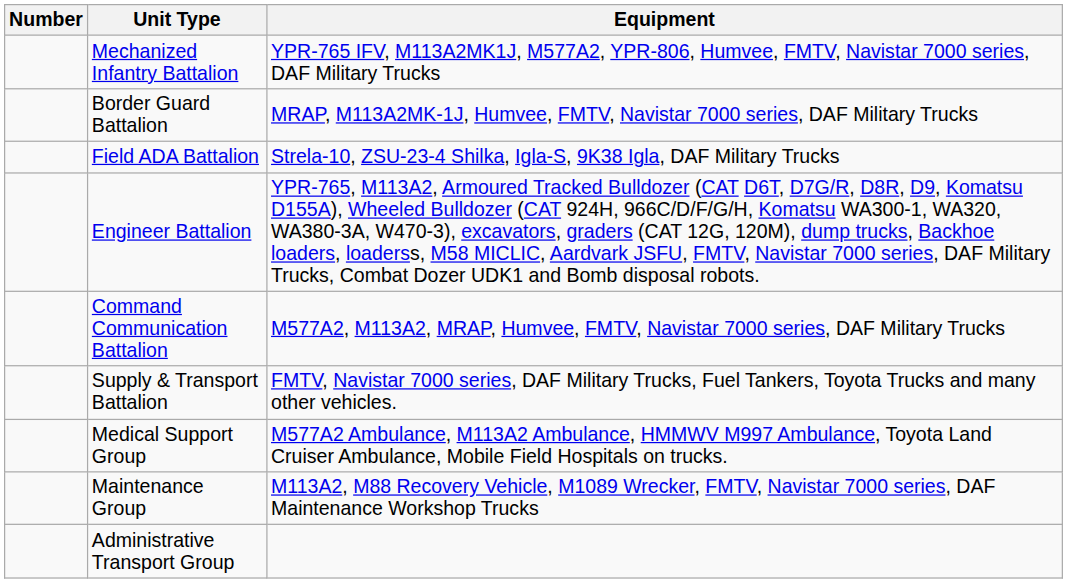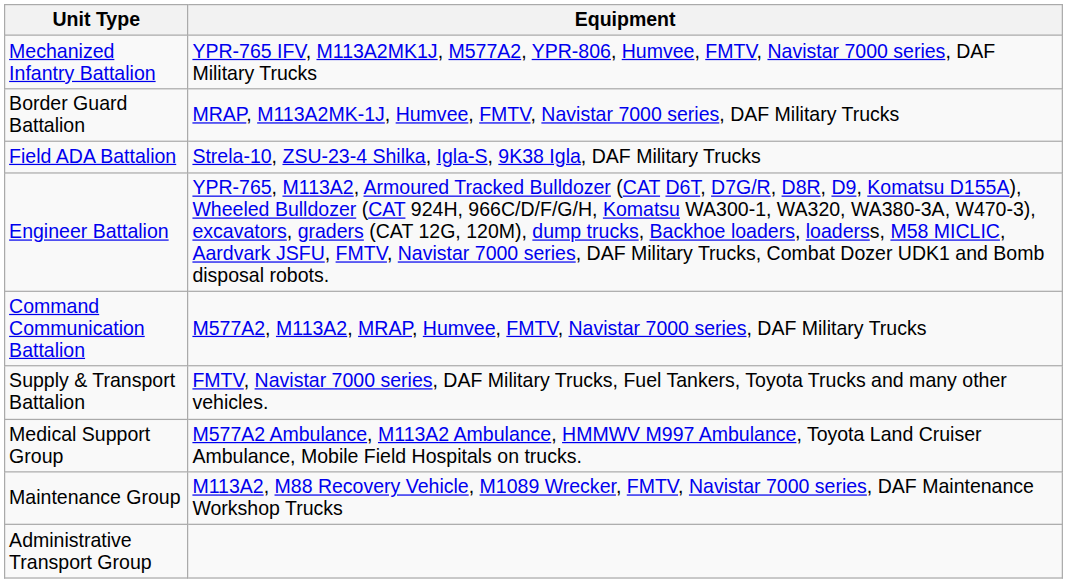- column: (46, 19)
